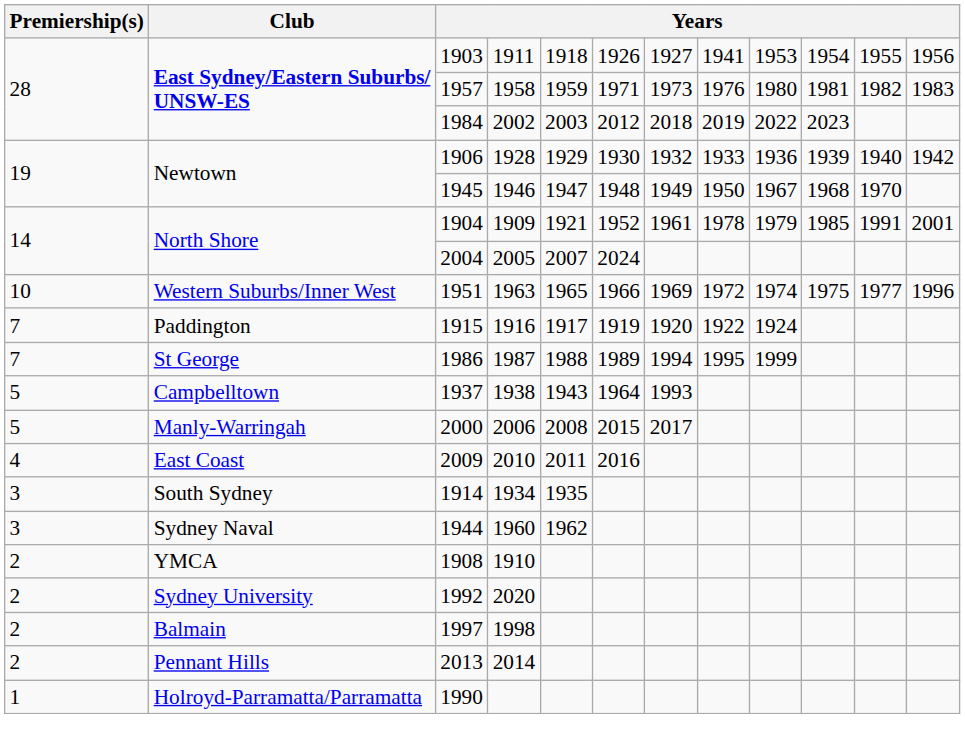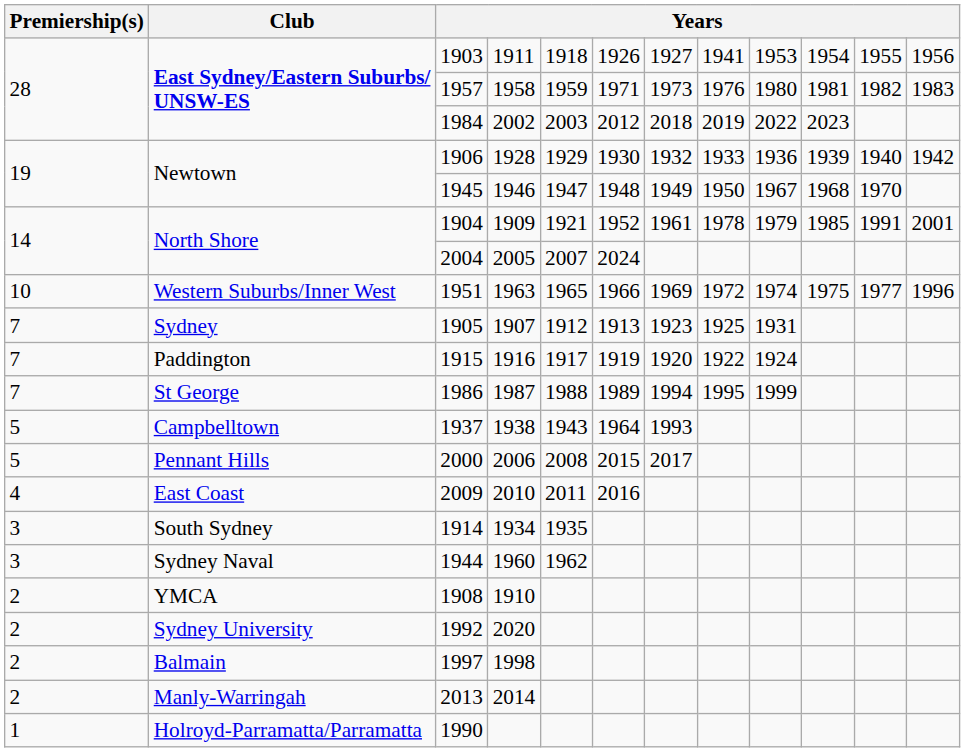+ row: (462, 325)
(230, 426) Manly-Warringah -> (211, 460) Pennant Hills
(211, 662) Pennant Hills -> (230, 696) Manly-Warringah
